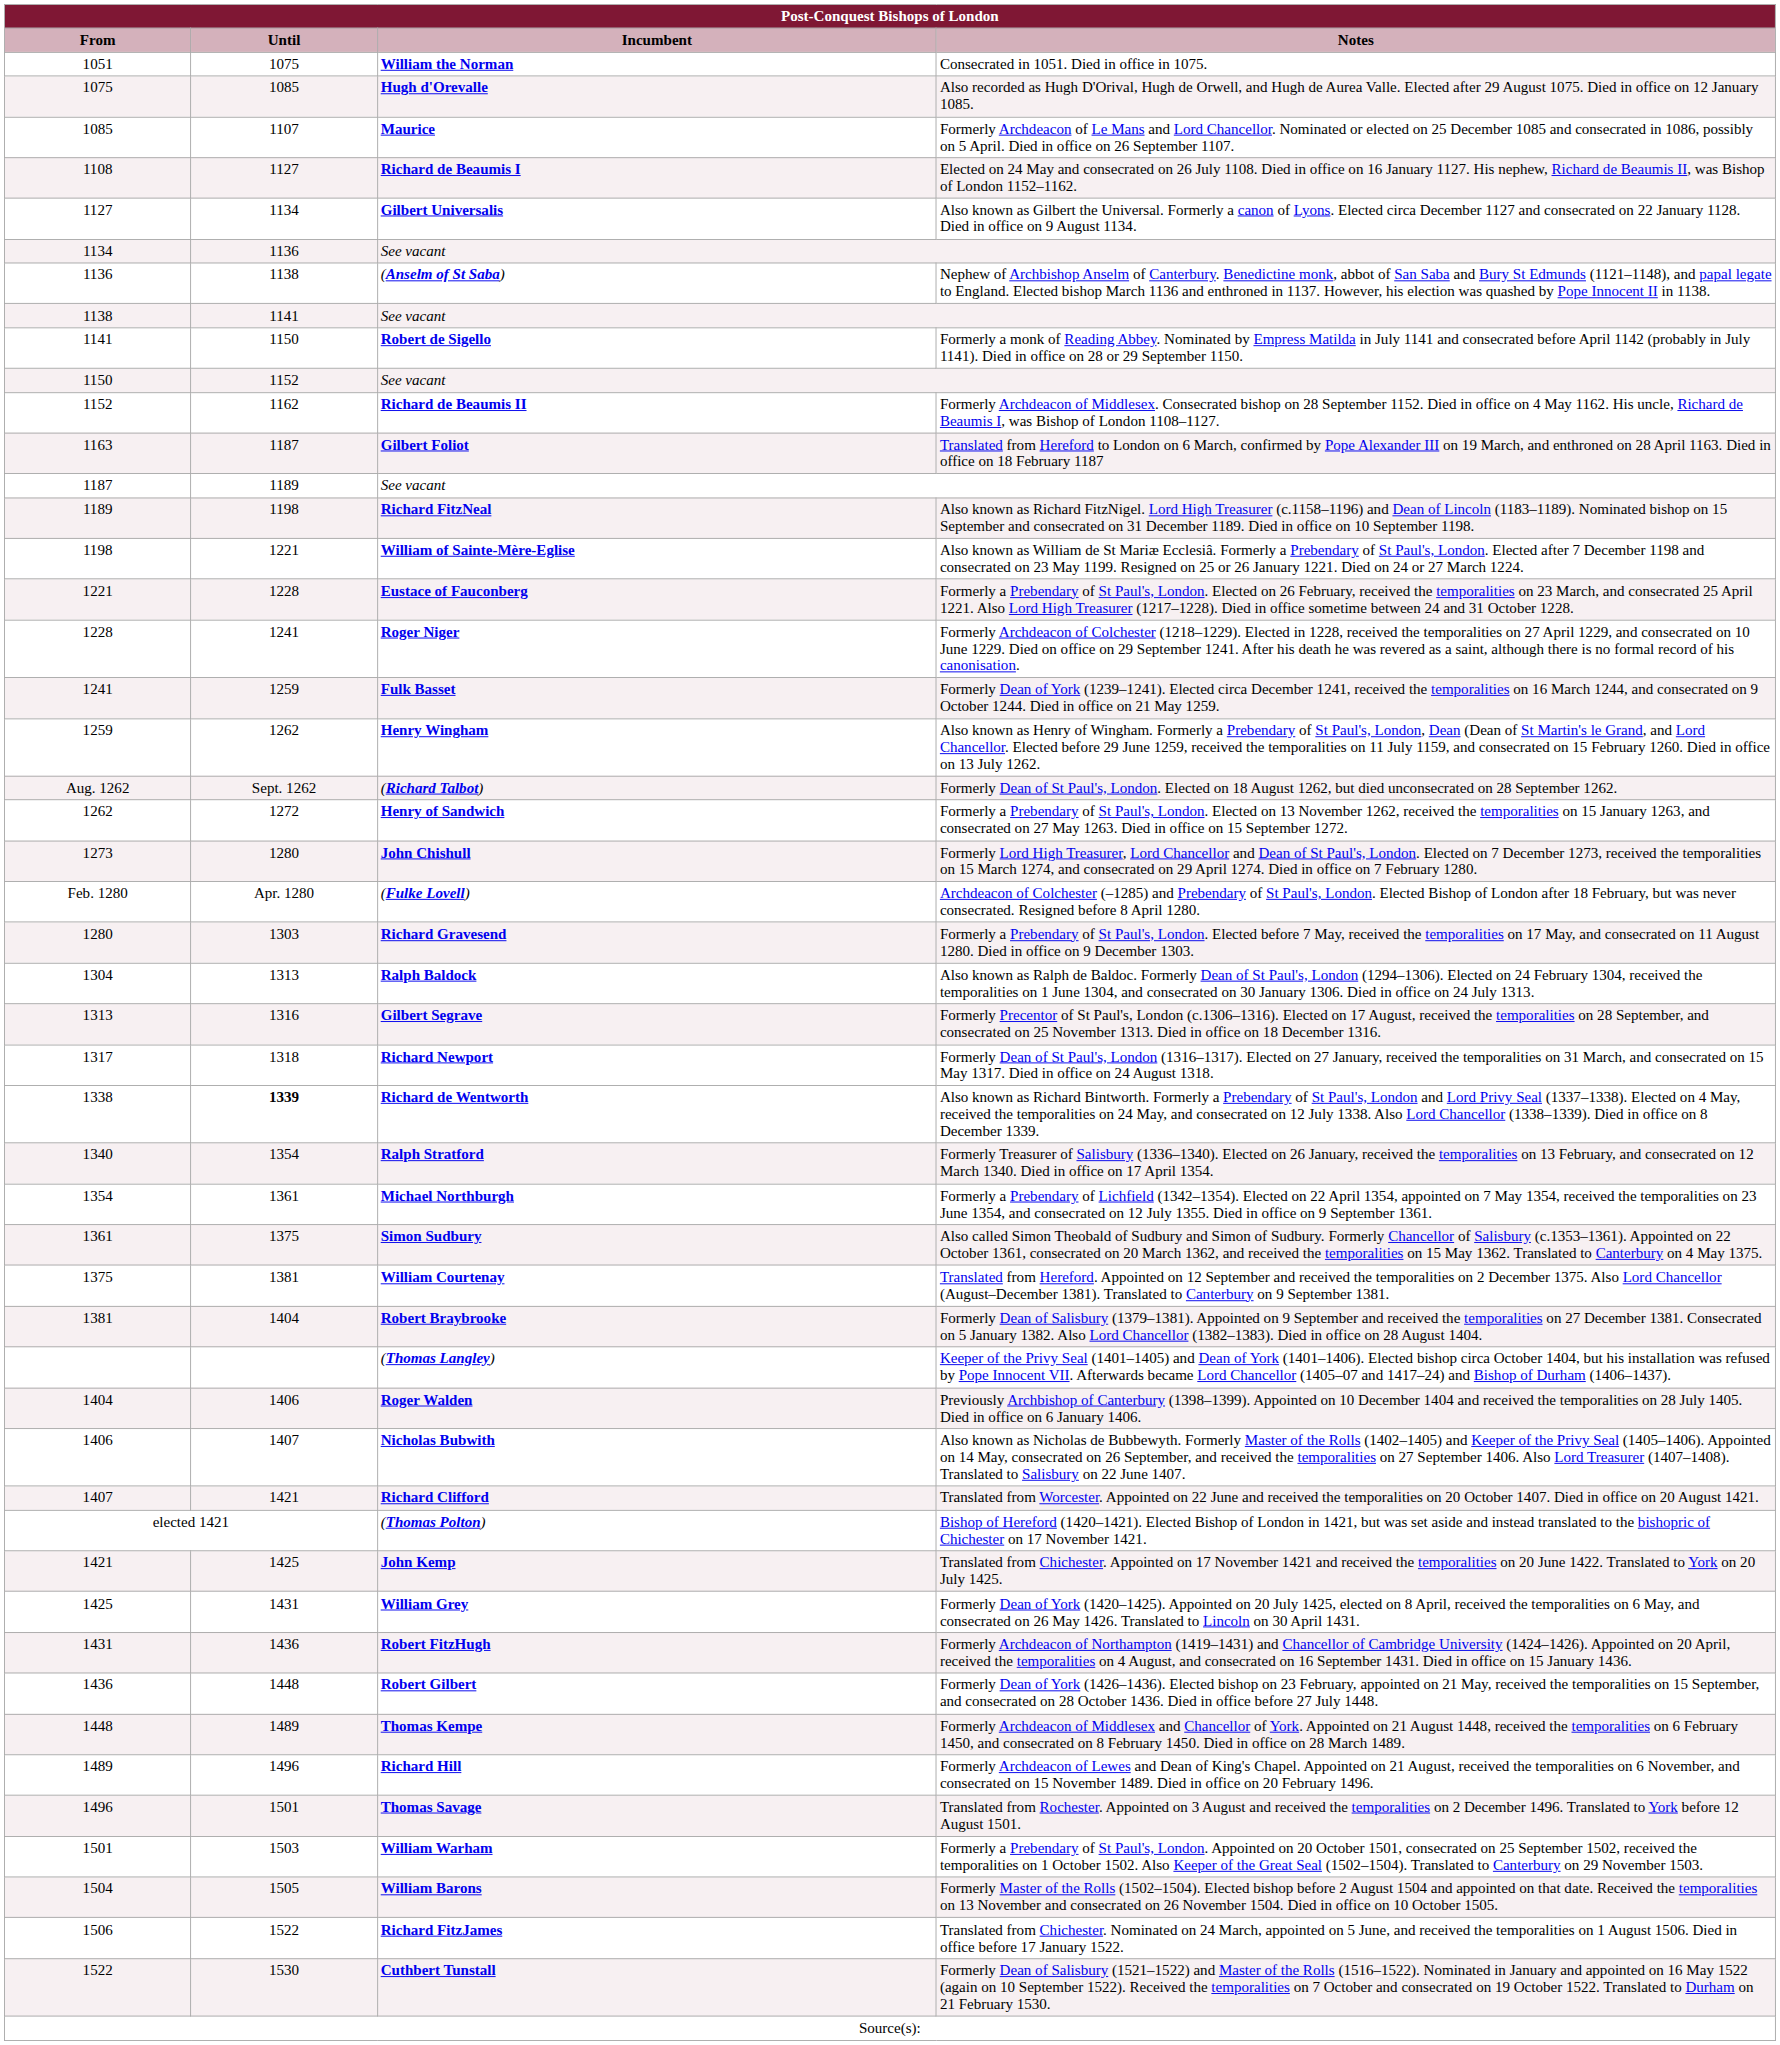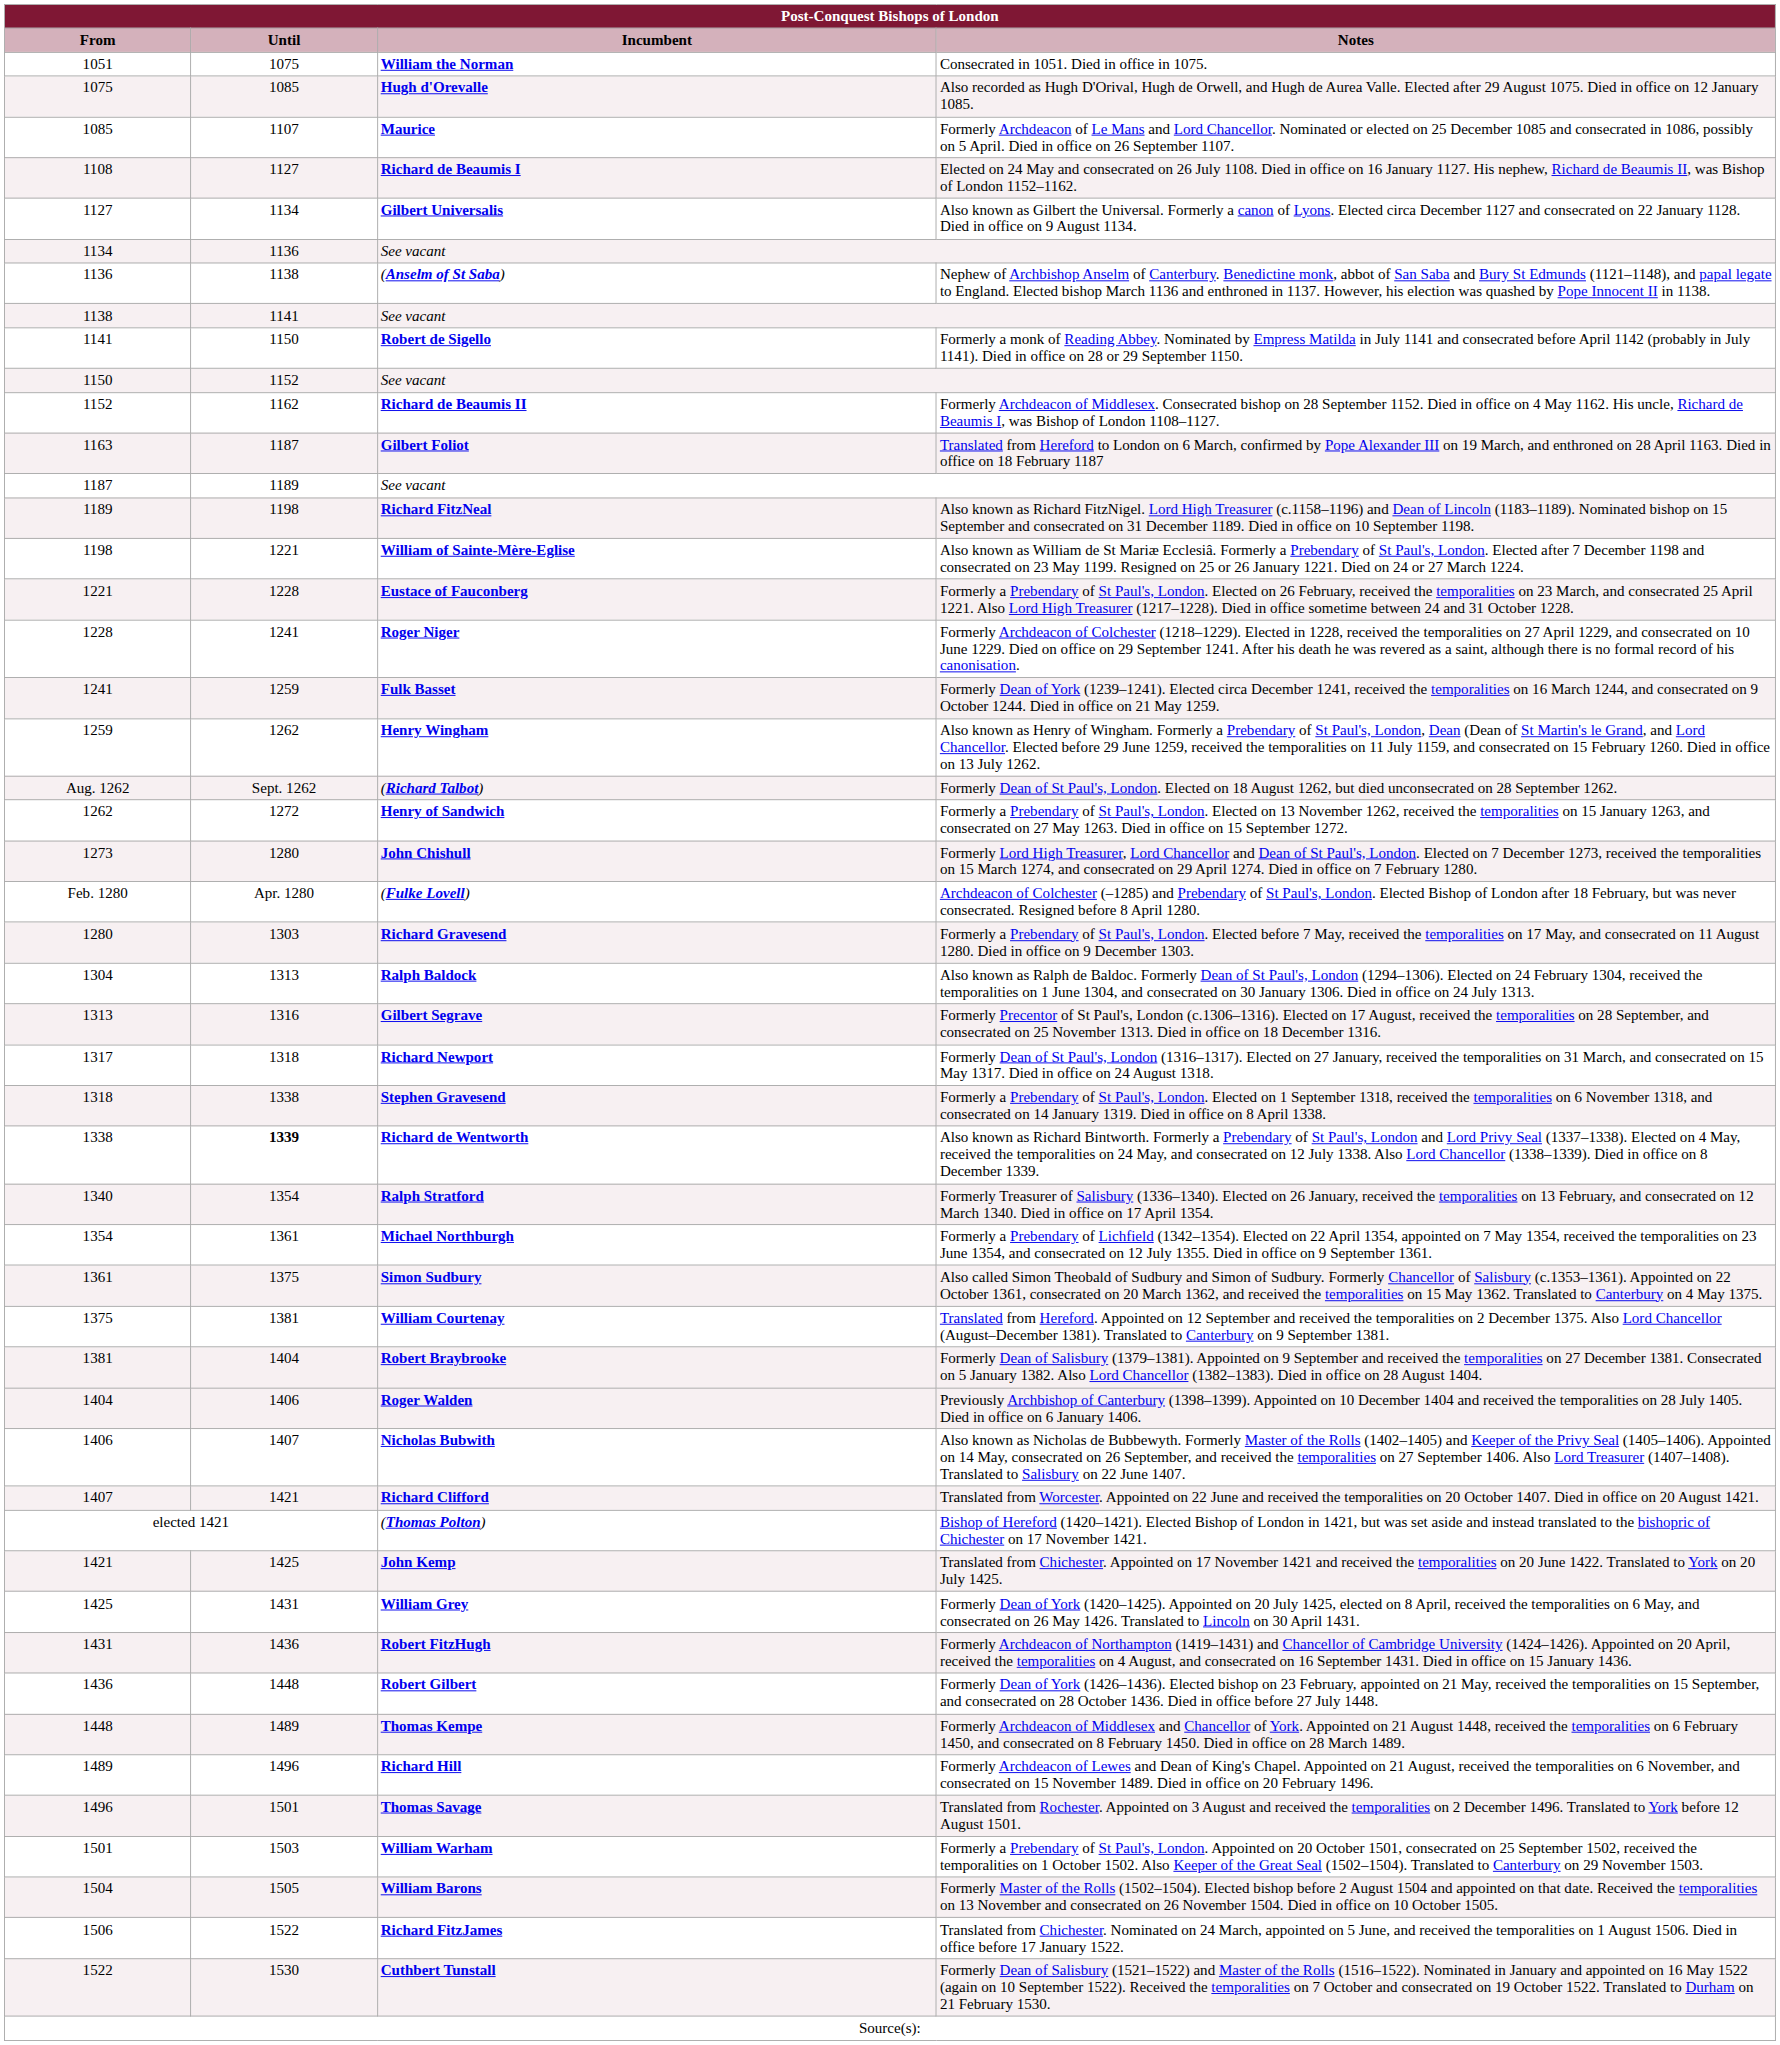+ row: (98, 1097)
- row: (98, 1367)
